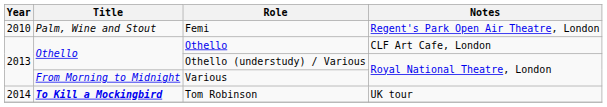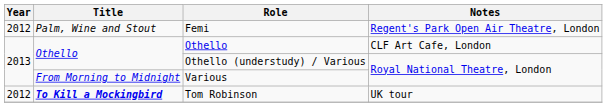(19, 29) 2010 -> (19, 29) 2012
(19, 94) 2014 -> (19, 94) 2012
